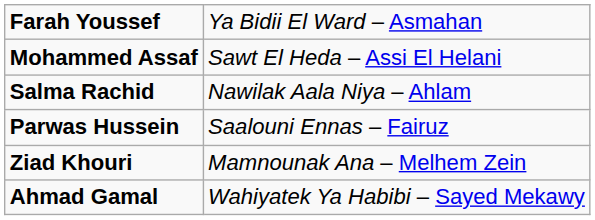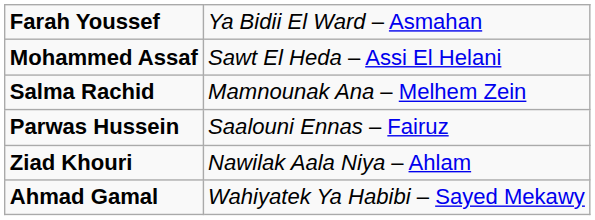(340, 92) Nawilak Aala Niya – Ahlam -> (367, 92) Mamnounak Ana – Melhem Zein
(367, 162) Mamnounak Ana – Melhem Zein -> (340, 162) Nawilak Aala Niya – Ahlam
